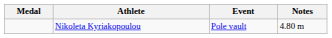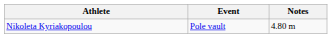- column: (29, 12)
